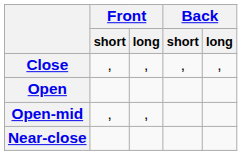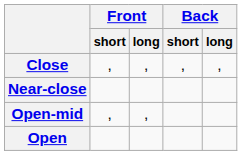rows swapped: (47, 138) <-> (47, 89)
